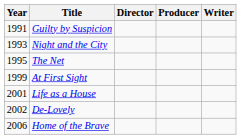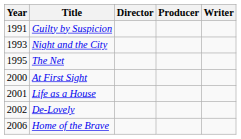(17, 77) 1999 -> (17, 77) 2000
